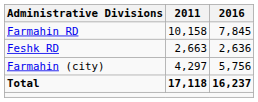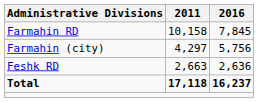rows swapped: (33, 48) <-> (56, 66)
